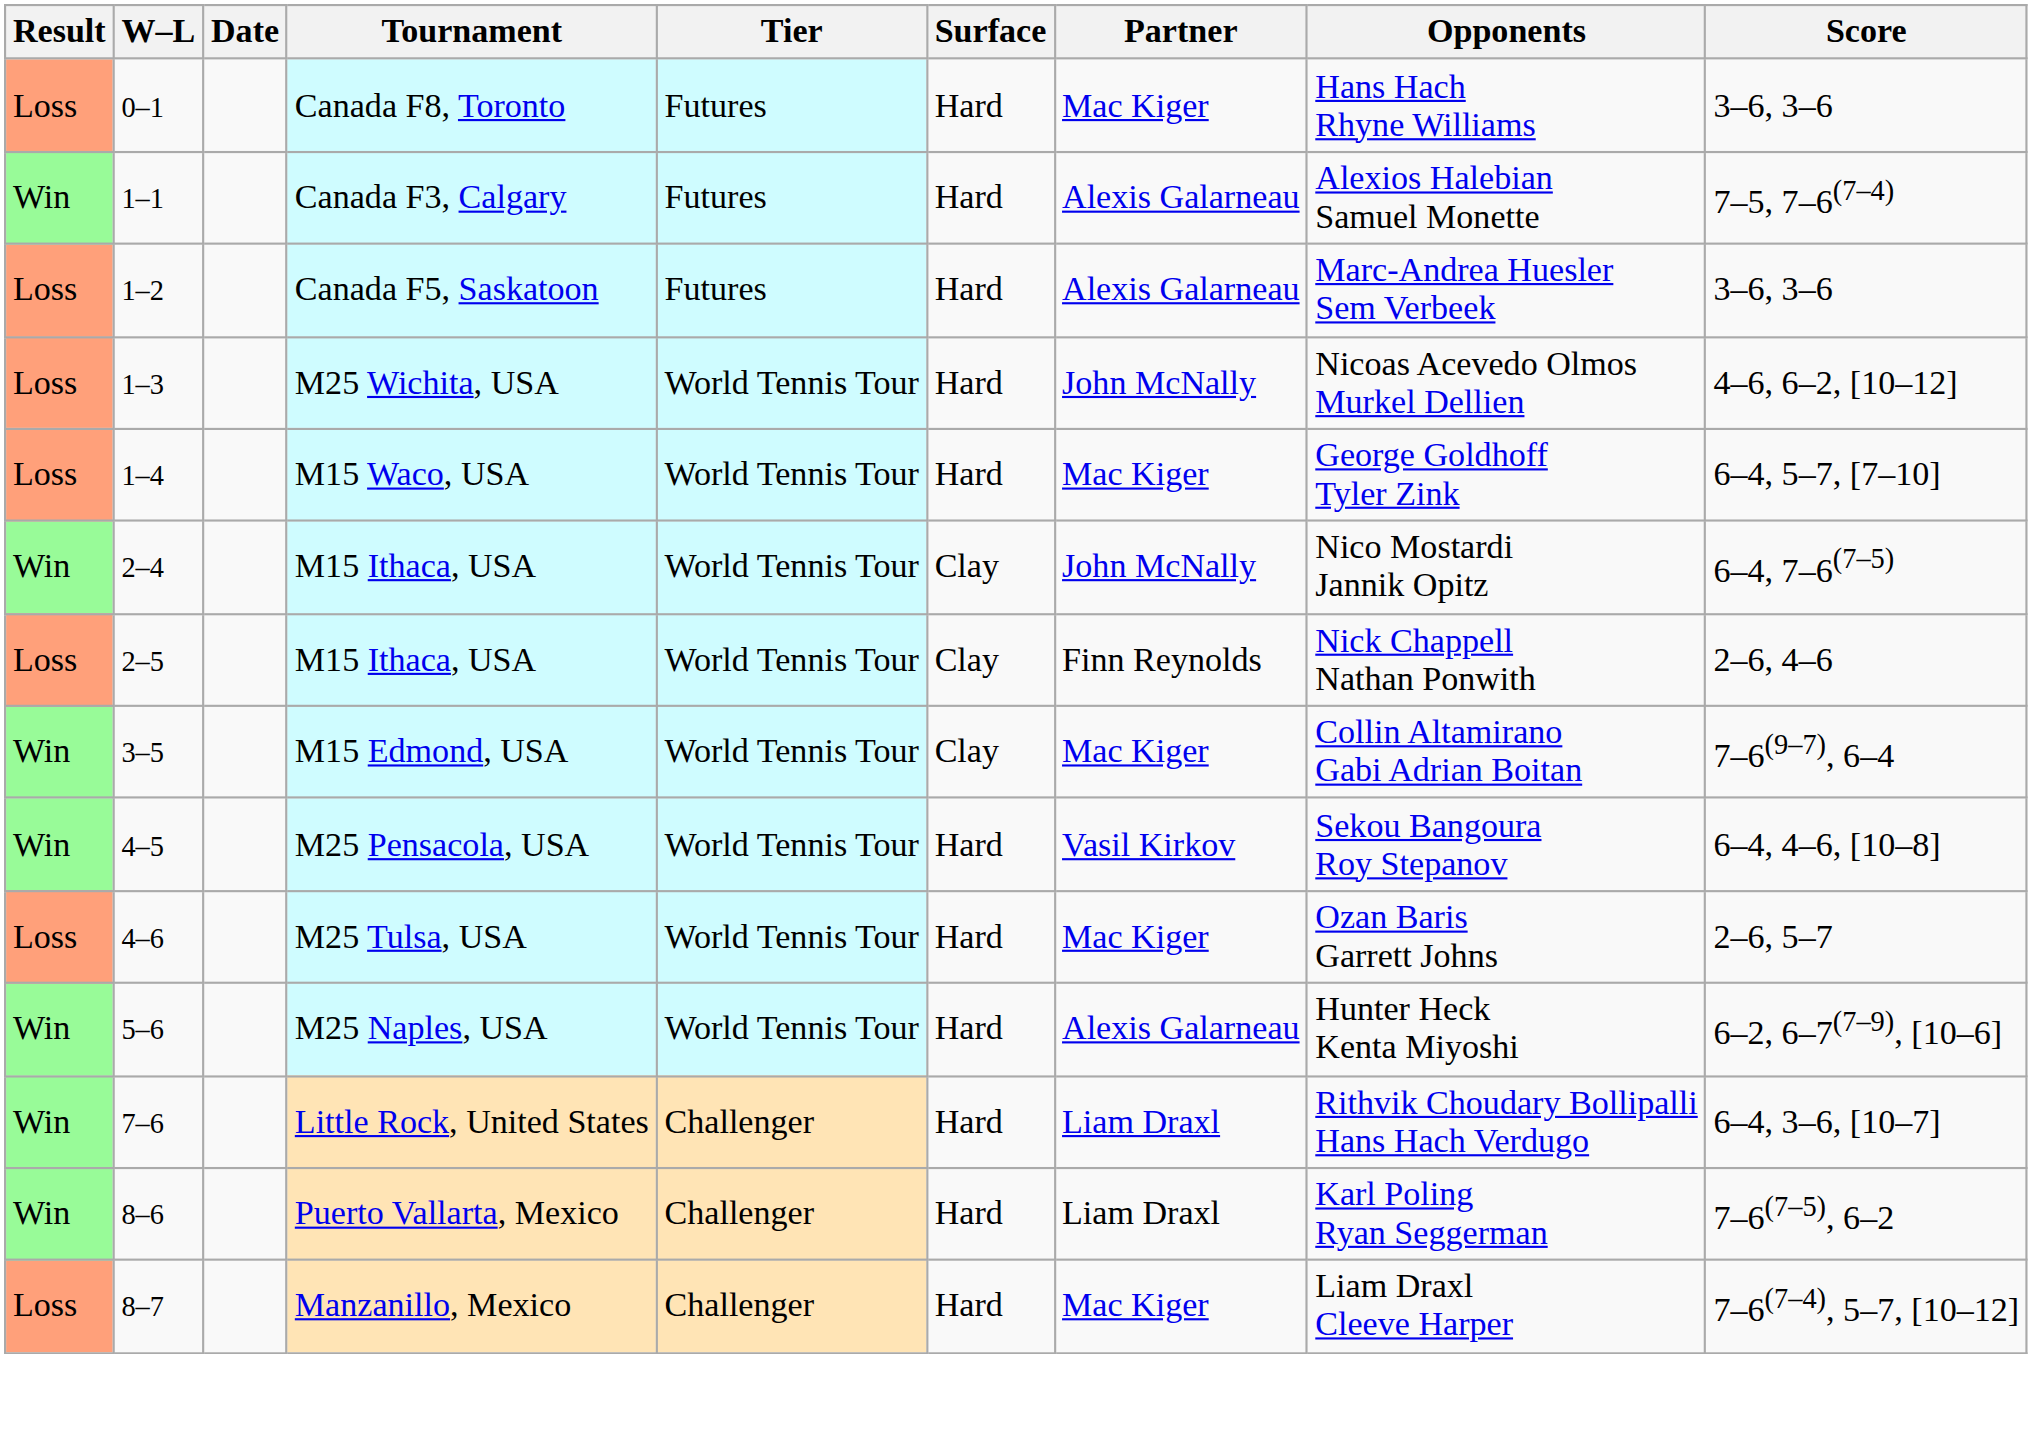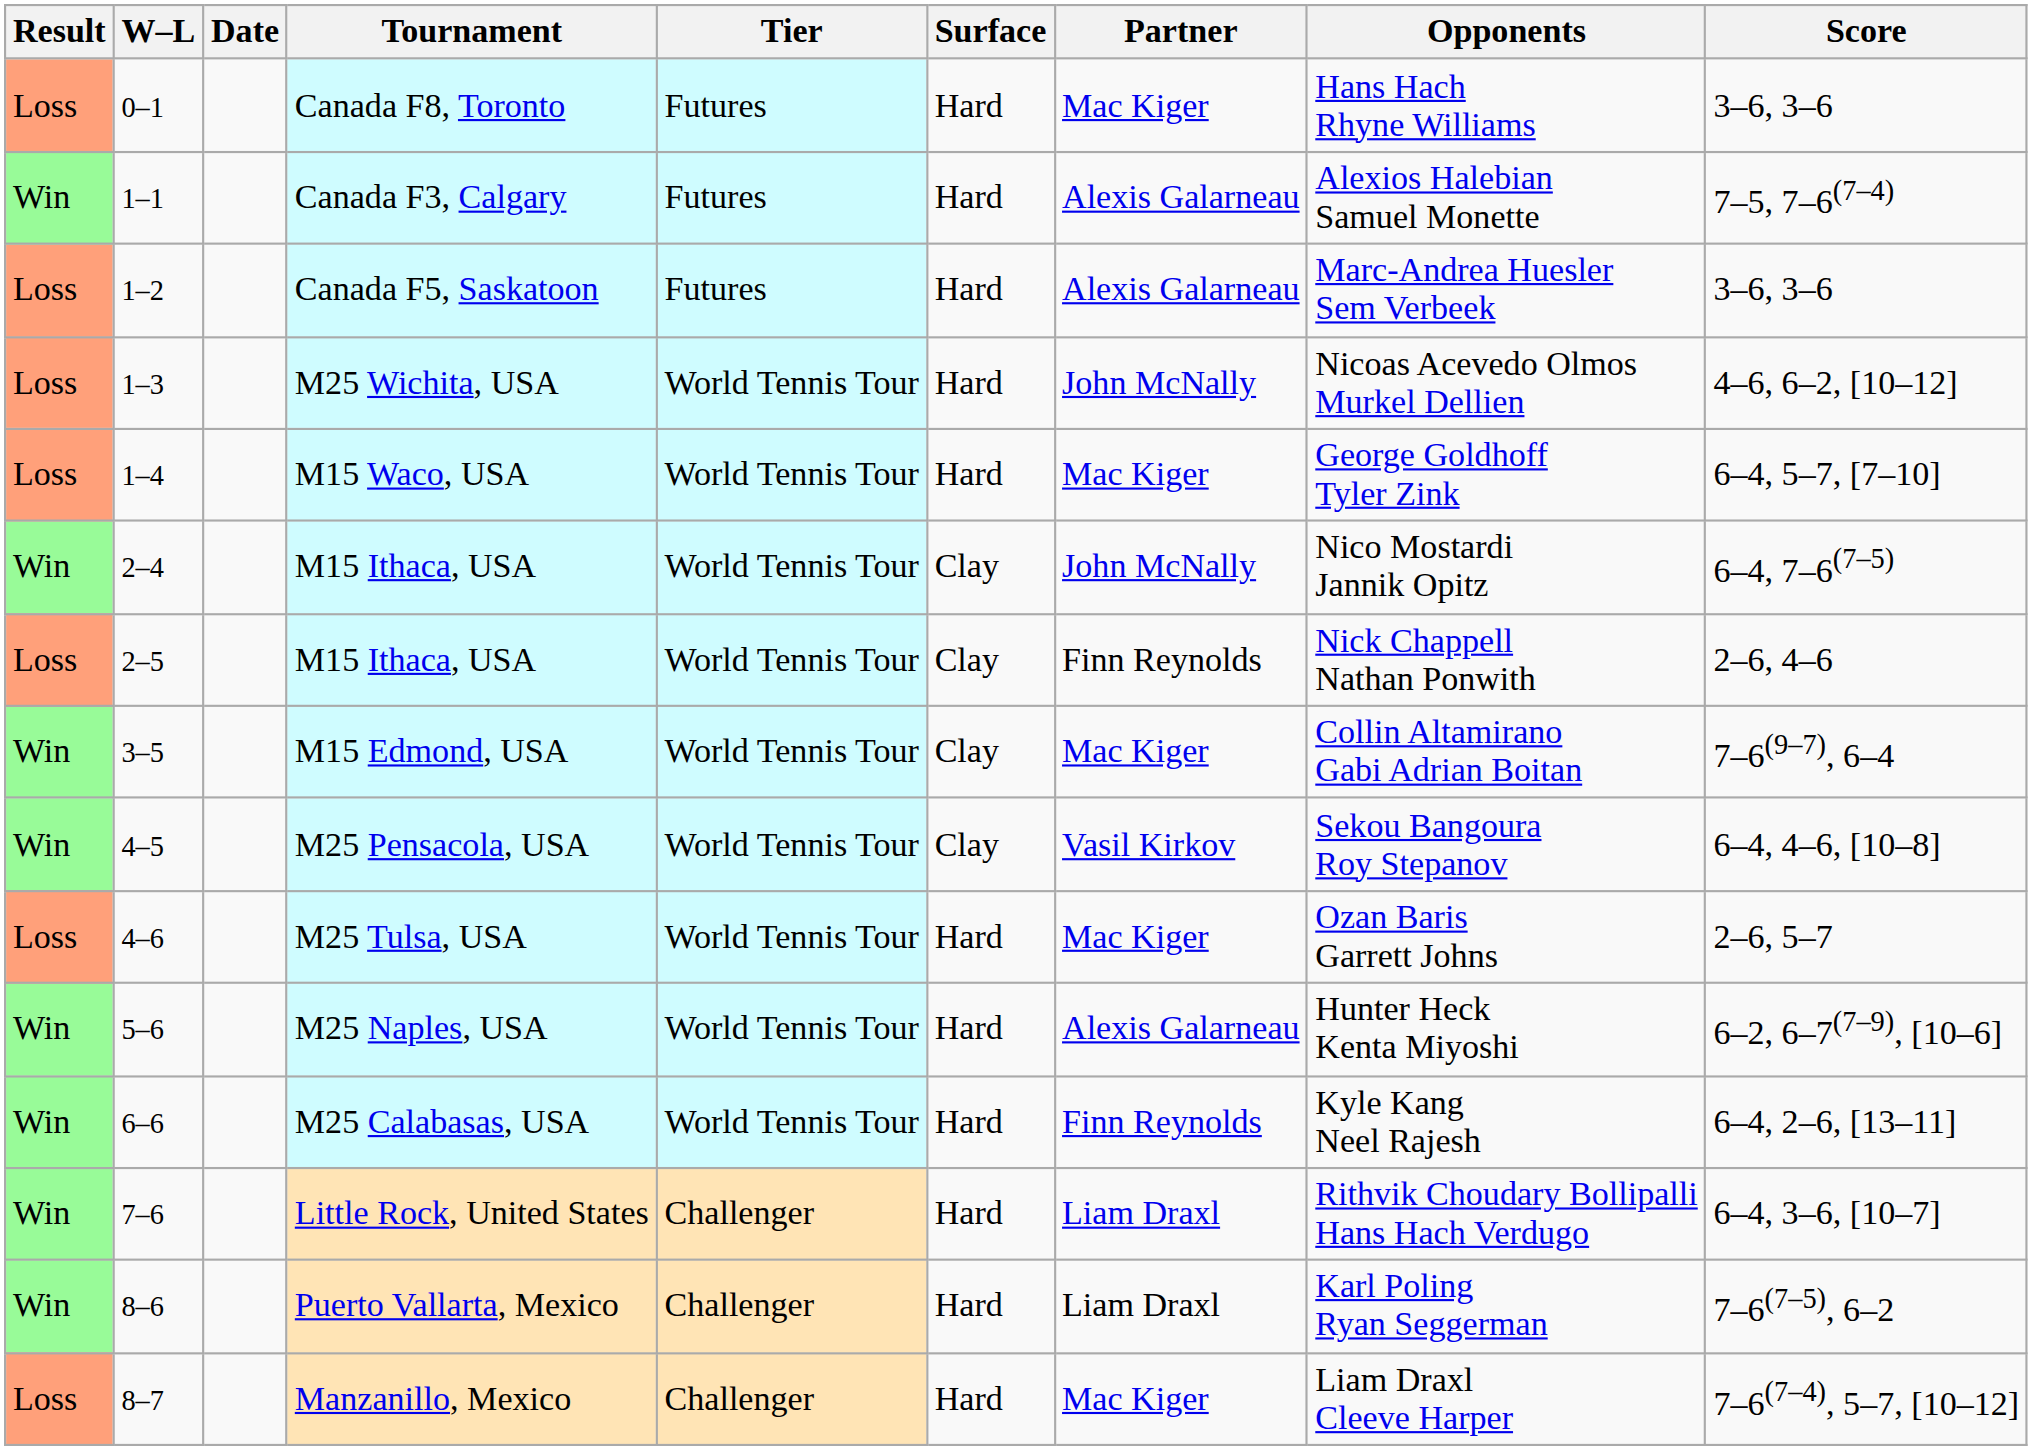(969, 843) Hard -> (967, 843) Clay
+ row: (143, 1123)
